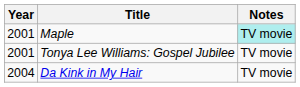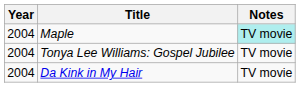(21, 34) 2001 -> (21, 34) 2004
(21, 53) 2001 -> (21, 53) 2004
